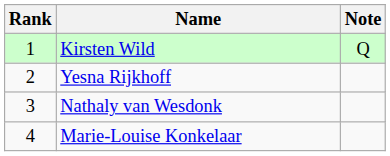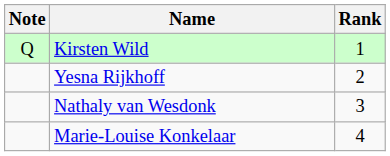columns swapped: (30, 19) <-> (363, 19)
